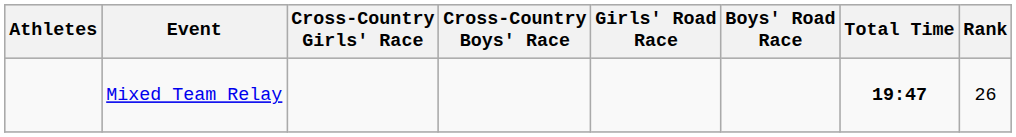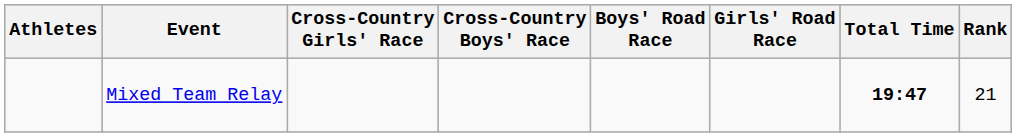columns swapped: (780, 31) <-> (656, 31)
(985, 95) 26 -> (985, 95) 21
